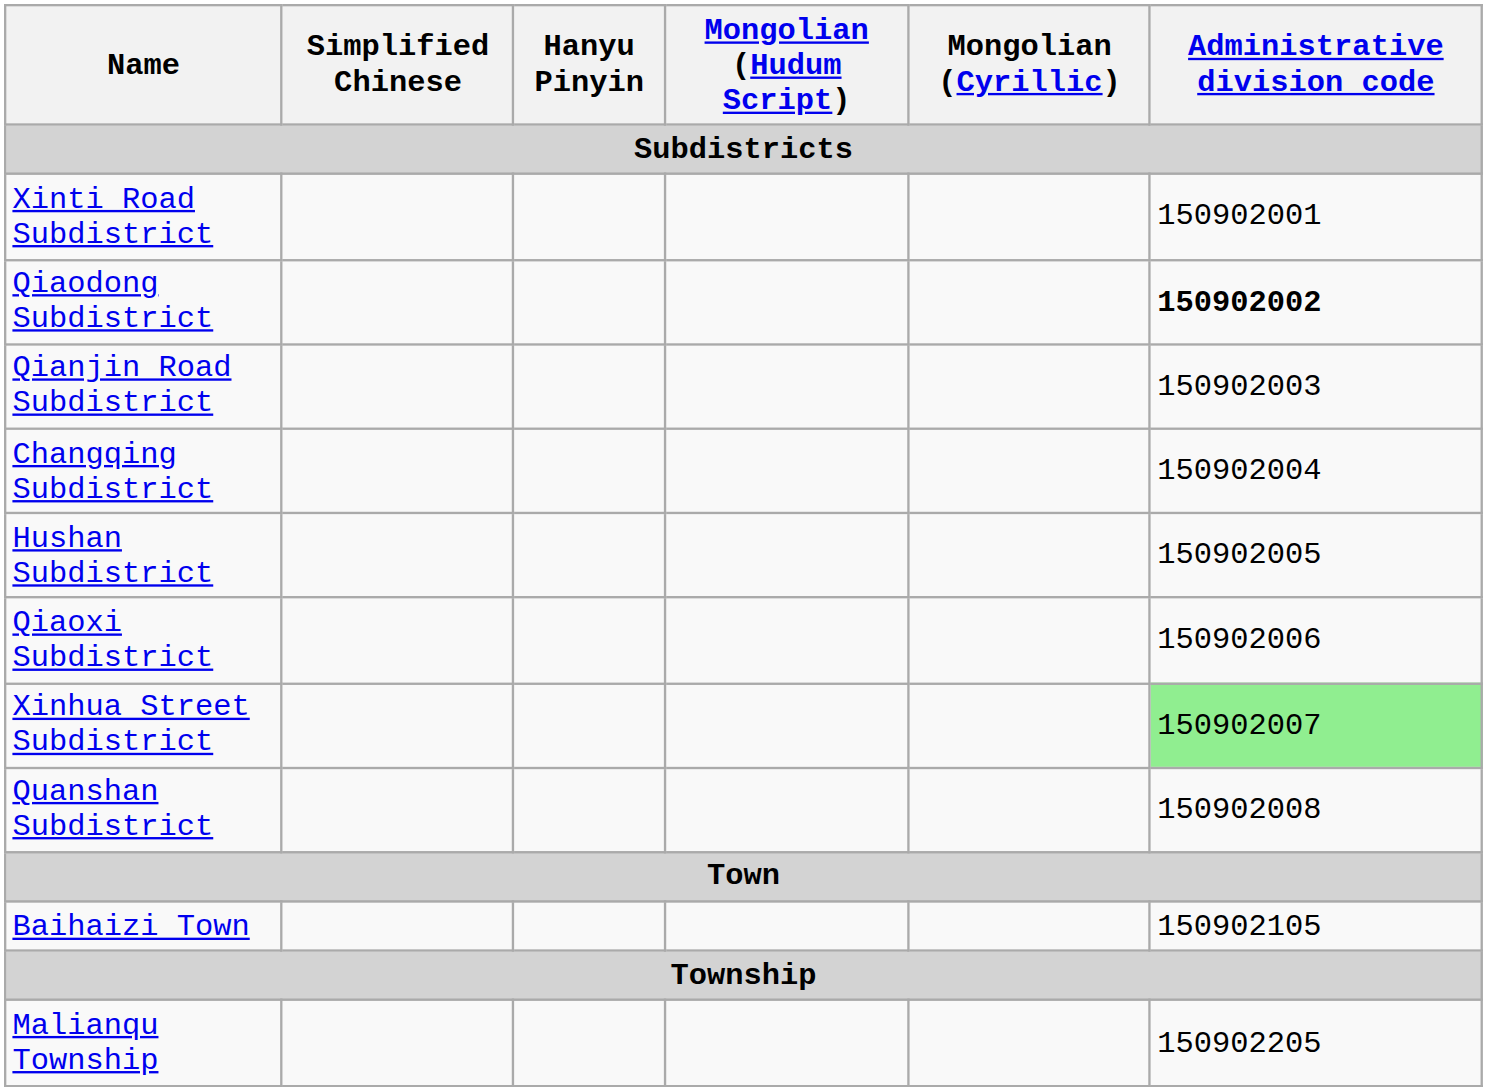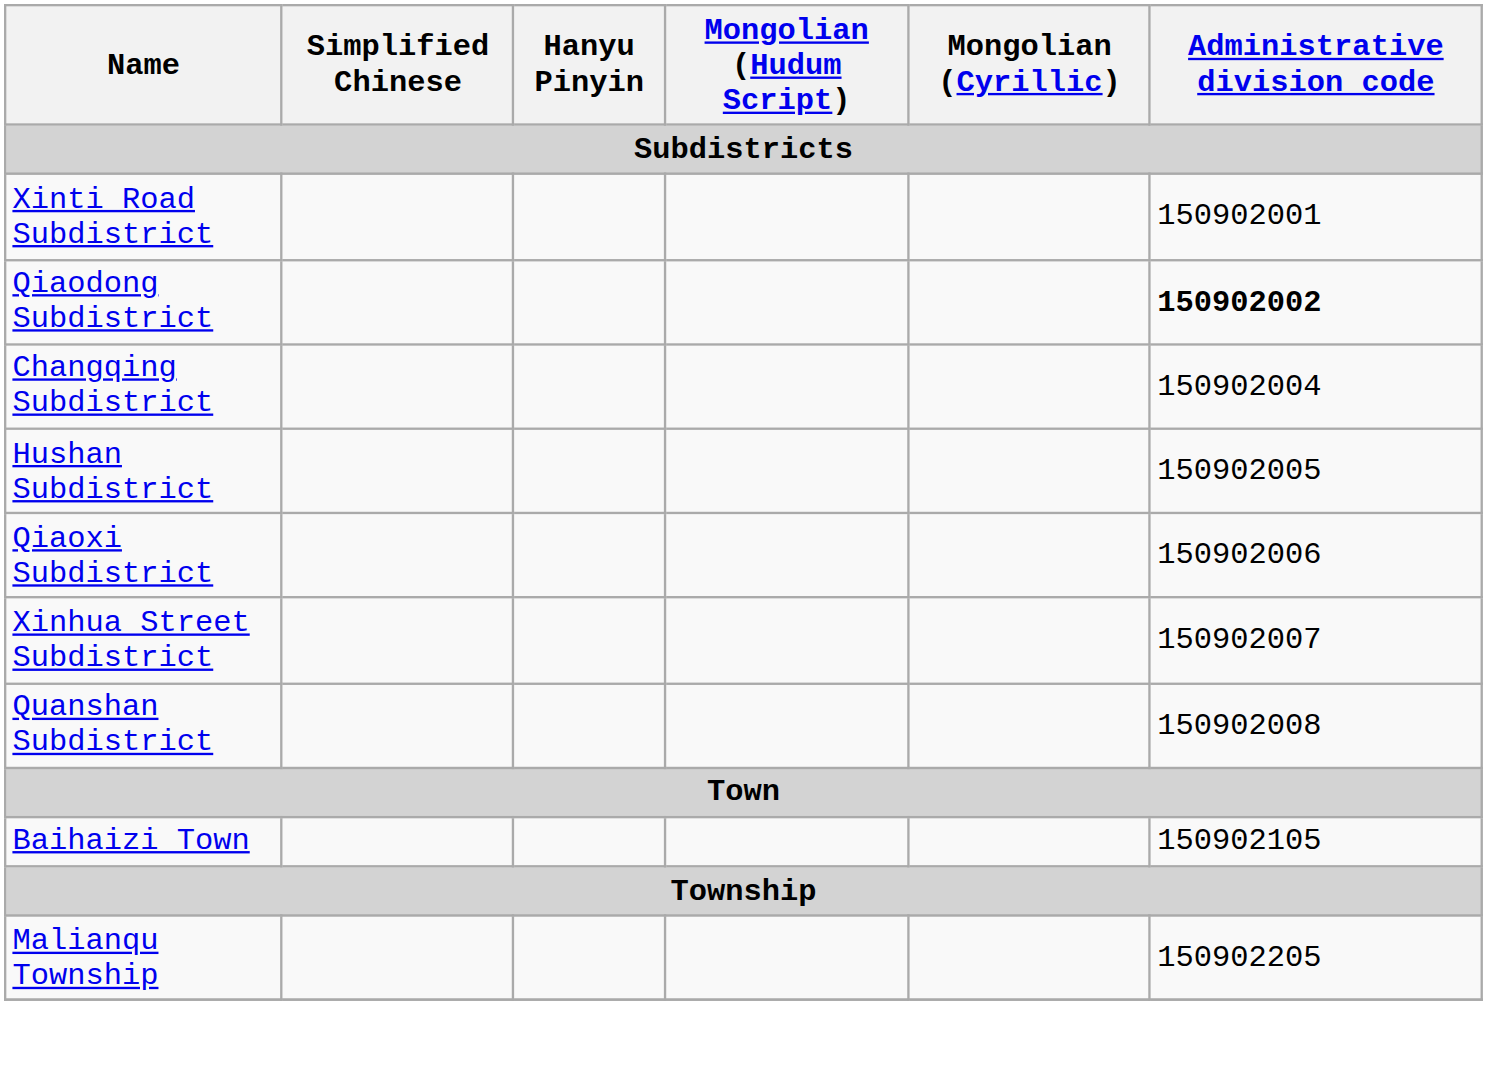- row: (122, 386)
(1239, 725) lightgreen background -> (1239, 640) no background
